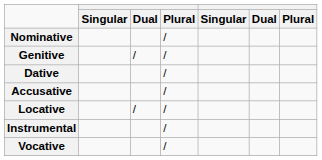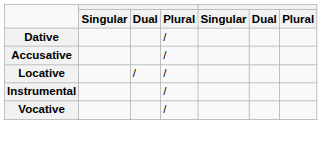- row: (42, 37)
- row: (42, 55)
